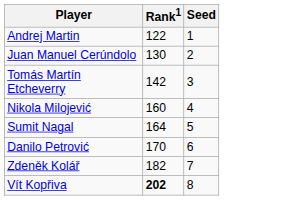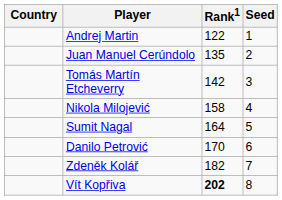+ column: (34, 15)
(156, 56) 130 -> (215, 56) 135
(156, 108) 160 -> (215, 108) 158
